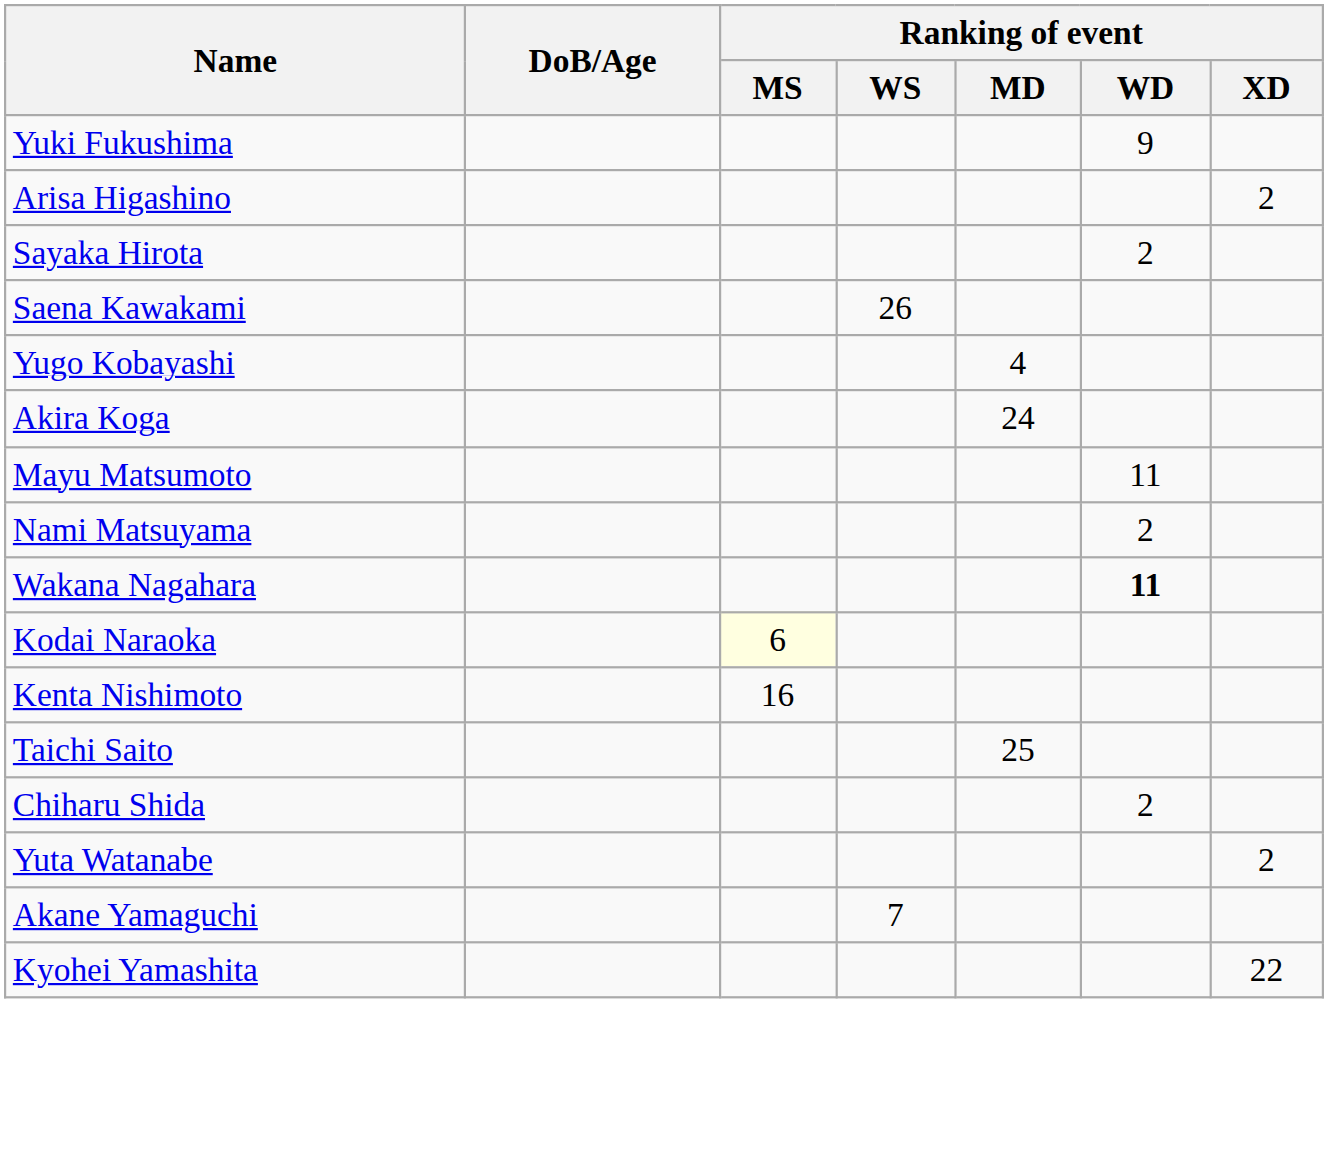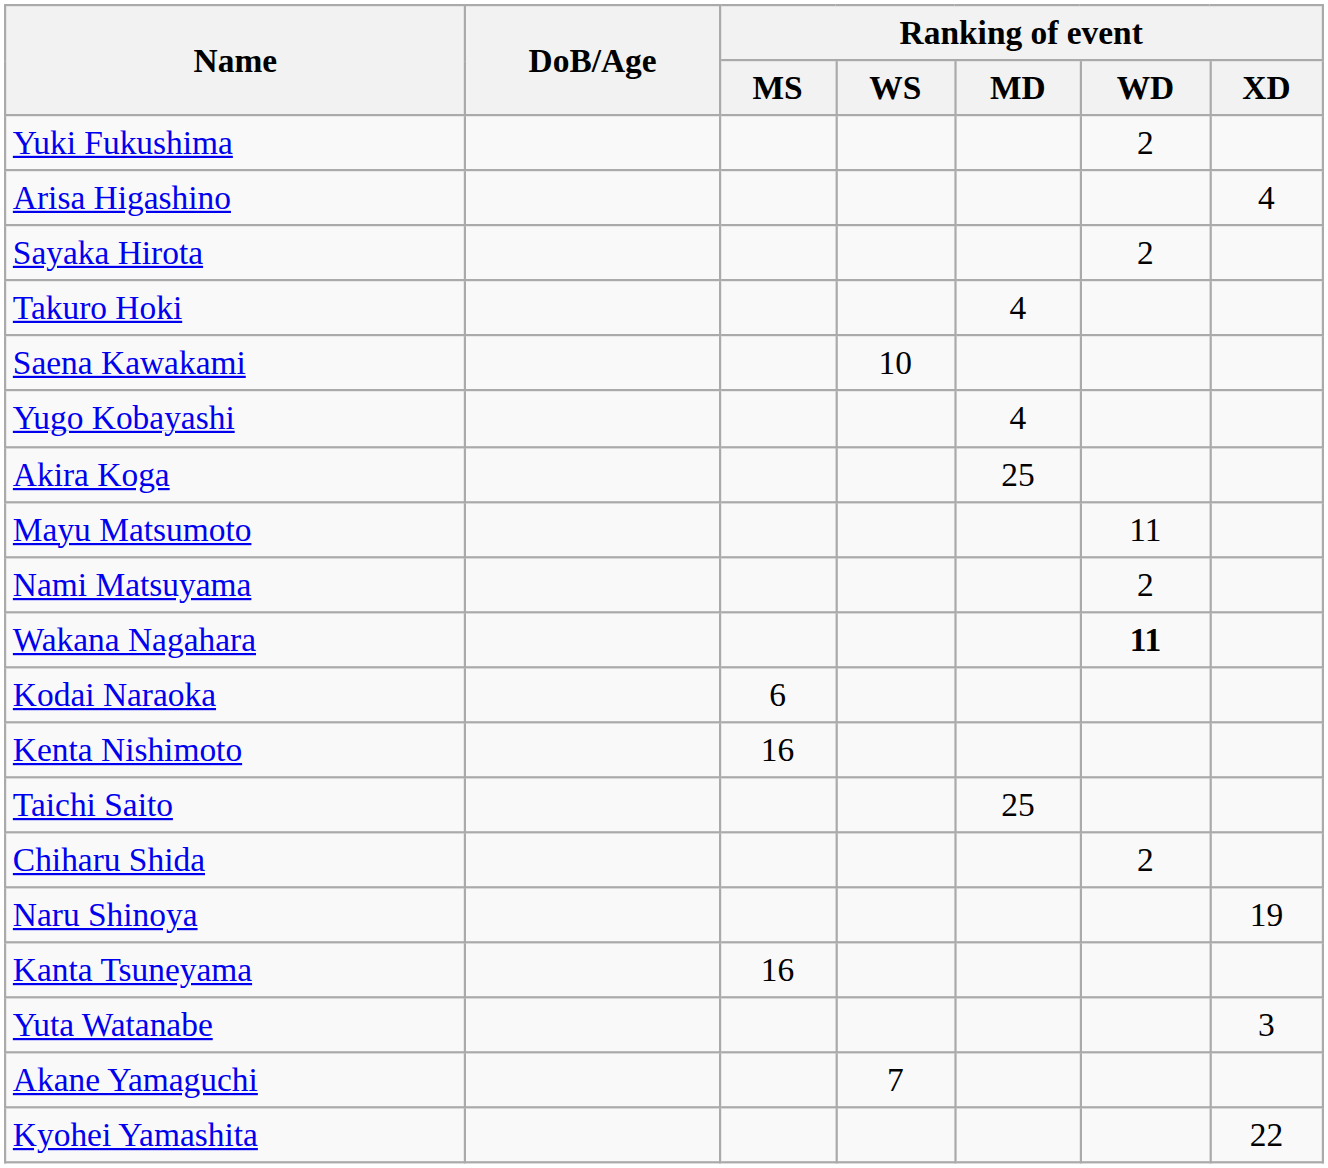(1145, 142) 9 -> (1145, 142) 2
(1266, 197) 2 -> (1266, 197) 4
+ row: (98, 307)
(895, 307) 26 -> (895, 363) 10
(1018, 418) 24 -> (1018, 473) 25
(778, 638) lightyellow background -> (778, 693) no background
+ row: (105, 914)
+ row: (132, 969)
(1266, 859) 2 -> (1266, 1024) 3
